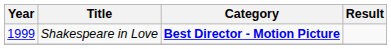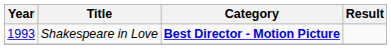(21, 34) 1999 -> (21, 34) 1993
